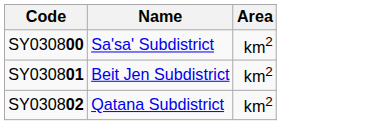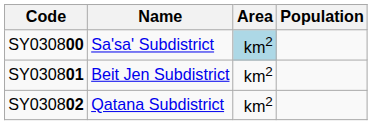+ column: (322, 17)
(258, 45) no background -> (258, 45) lightblue background
